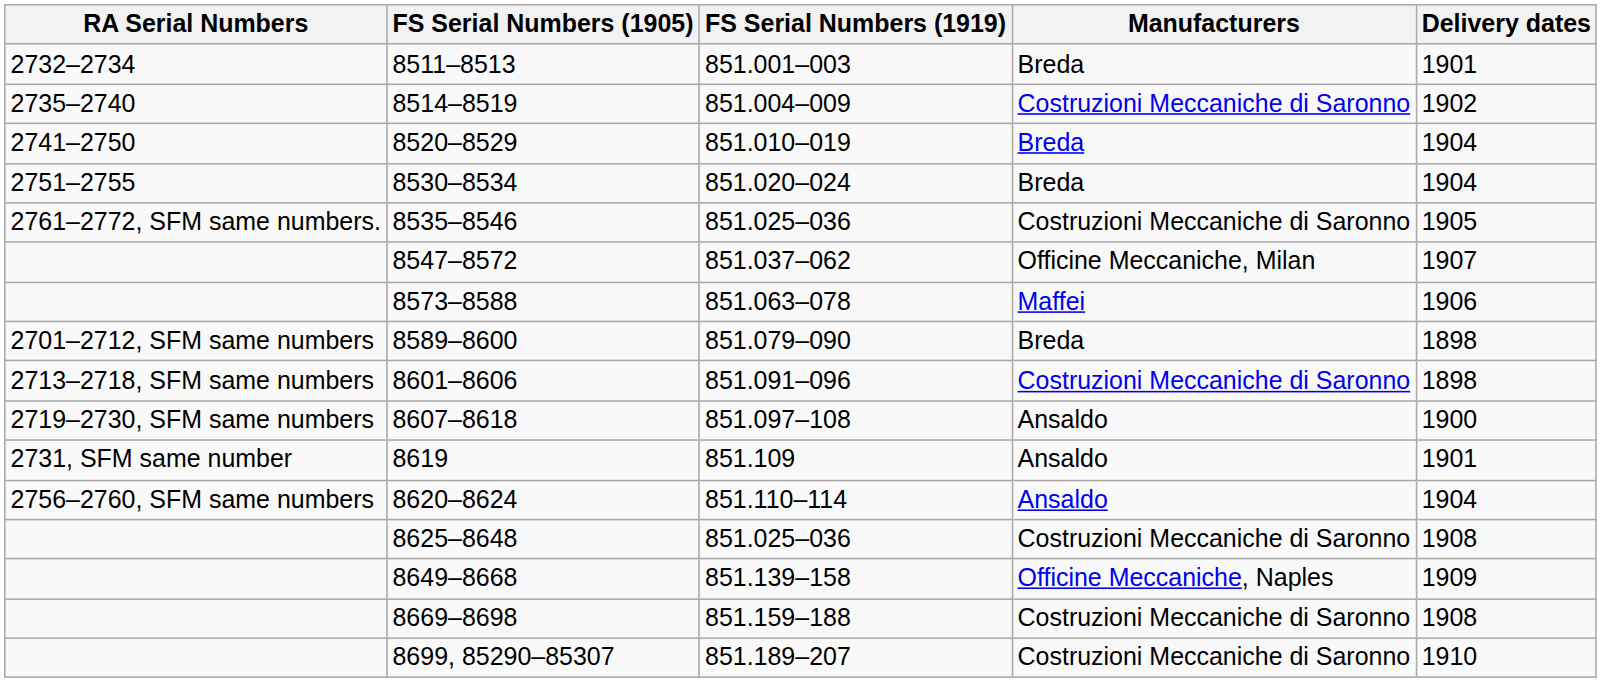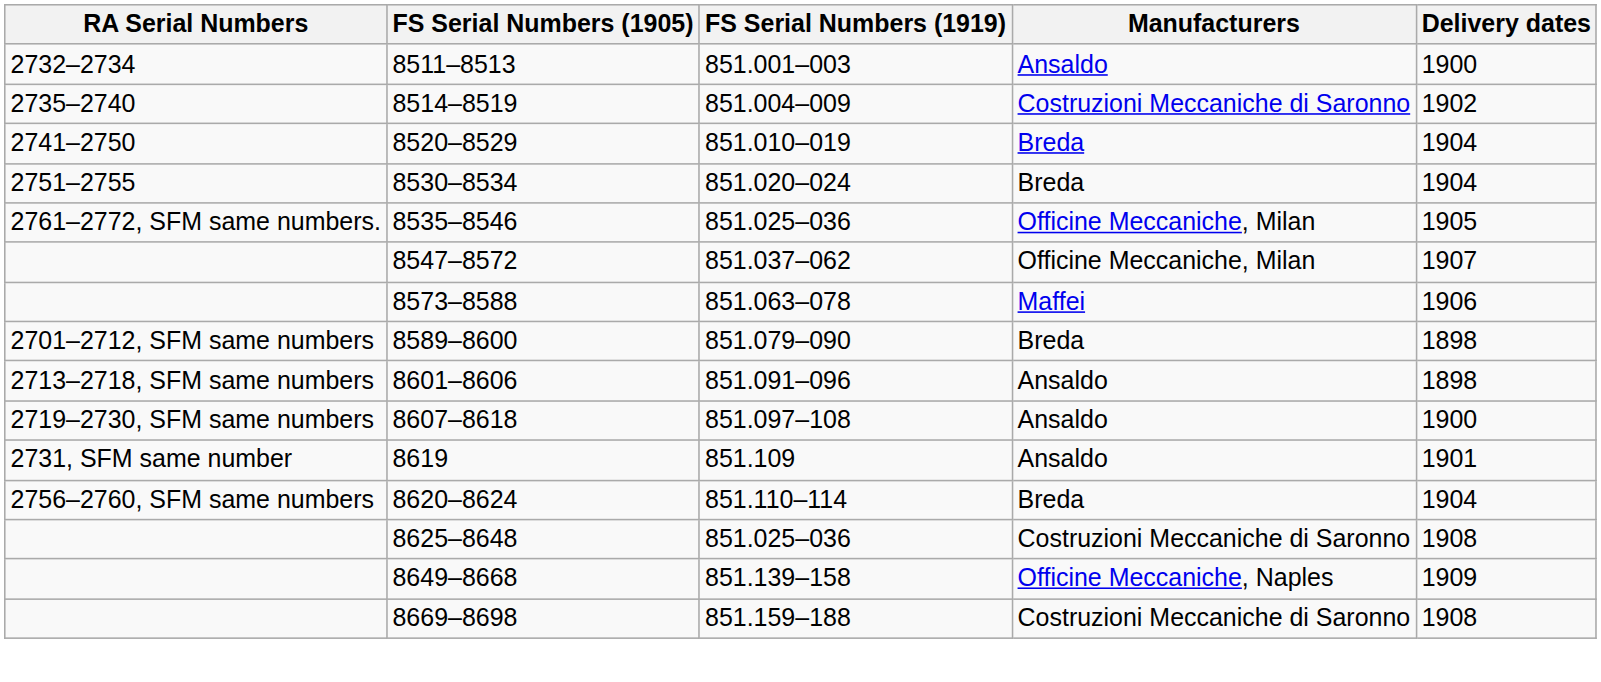(1051, 63) Breda -> (1063, 63) Ansaldo
(1449, 63) 1901 -> (1449, 63) 1900
(1214, 222) Costruzioni Meccaniche di Saronno -> (1166, 222) Officine Meccaniche, Milan
(1214, 380) Costruzioni Meccaniche di Saronno -> (1063, 380) Ansaldo
(1063, 499) Ansaldo -> (1051, 499) Breda
- row: (504, 657)
